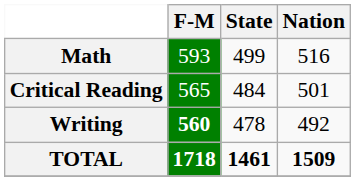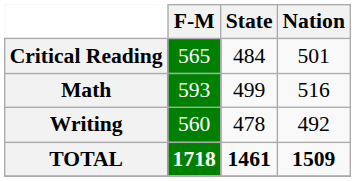rows swapped: (86, 90) <-> (86, 55)
(194, 124) bold -> (194, 124) normal
